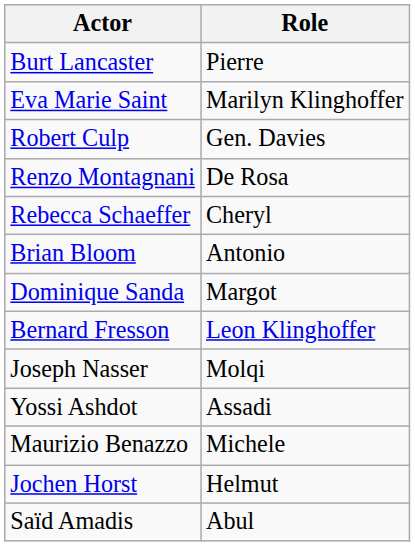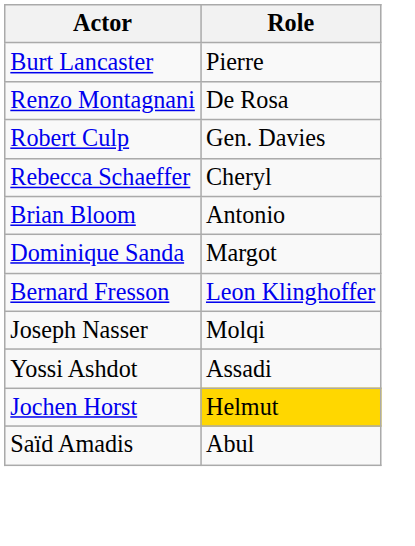- row: (89, 100)
rows swapped: (70, 138) <-> (103, 176)
- row: (99, 445)
(242, 483) no background -> (242, 406) gold background
